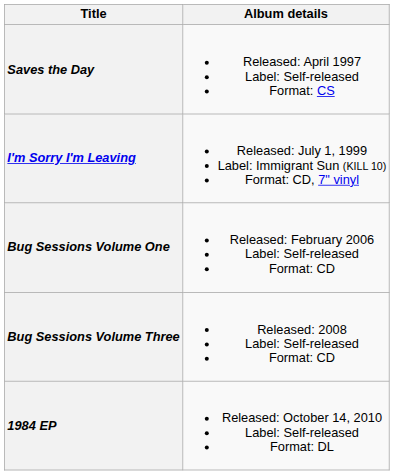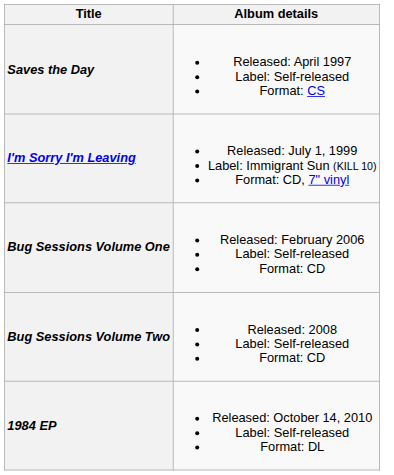+ row: (89, 336)
- row: (94, 336)
